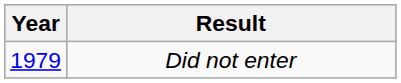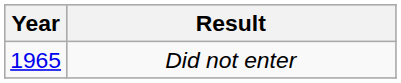(36, 59) 1979 -> (36, 59) 1965
